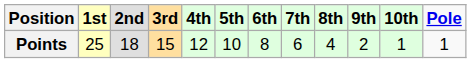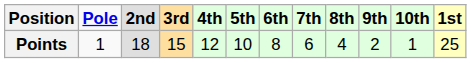columns swapped: (95, 17) <-> (444, 17)
